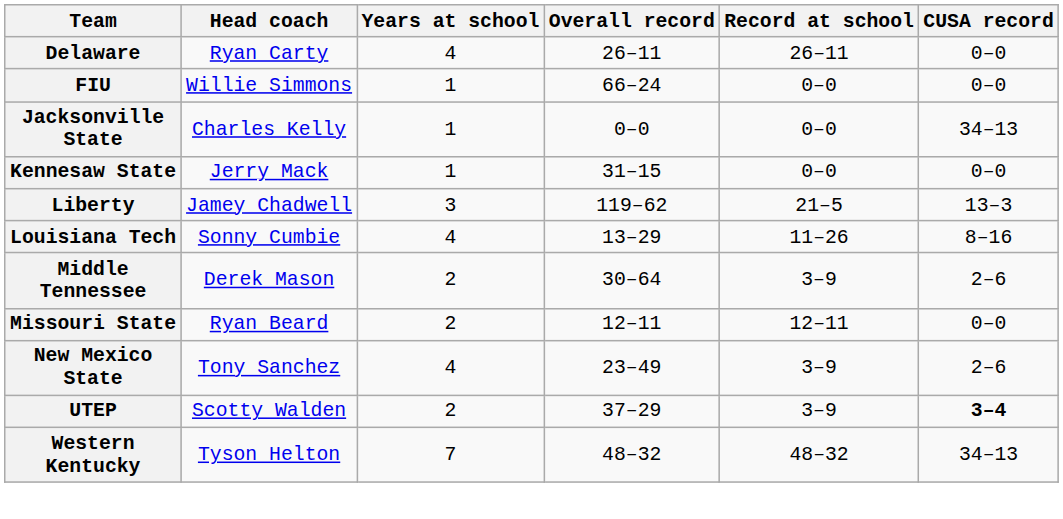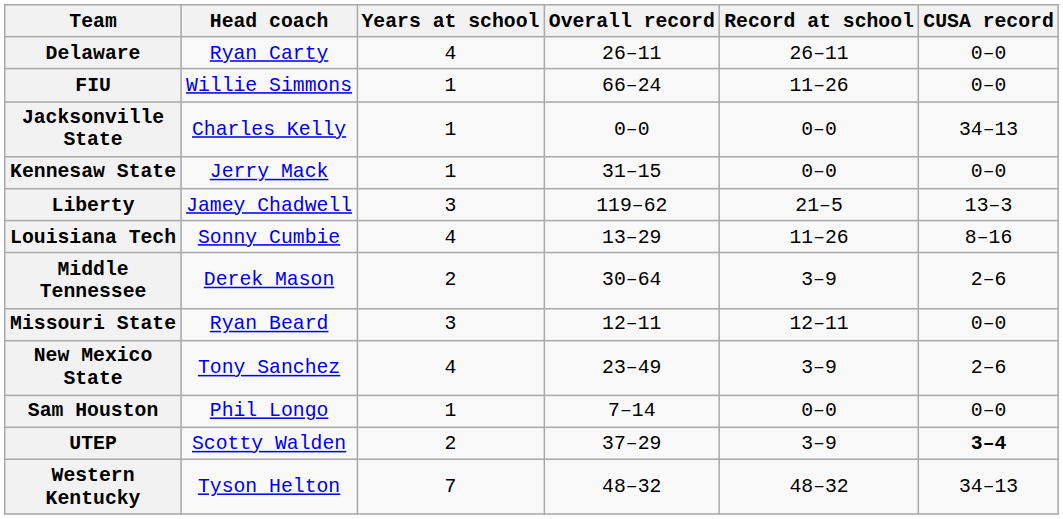(819, 85) 0–0 -> (819, 85) 11–26
(450, 324) 2 -> (450, 324) 3
+ row: (93, 411)
